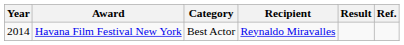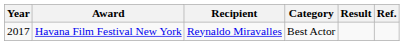columns swapped: (211, 13) <-> (288, 13)
(18, 31) 2014 -> (18, 31) 2017
